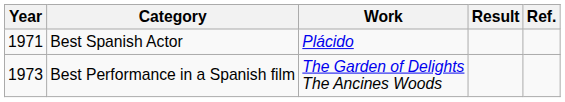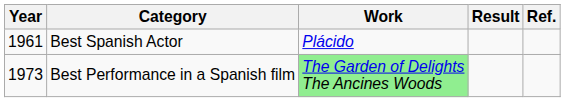(26, 41) 1971 -> (26, 41) 1961
(383, 75) no background -> (383, 75) lightgreen background
